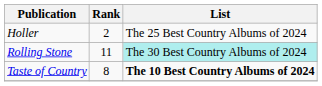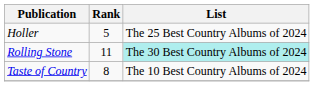(106, 33) 2 -> (106, 33) 5
(220, 71) bold -> (216, 71) normal
